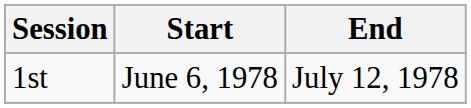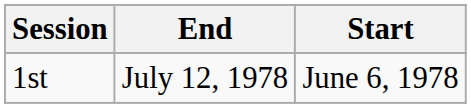columns swapped: (200, 28) <-> (375, 28)
